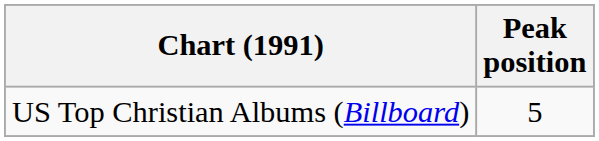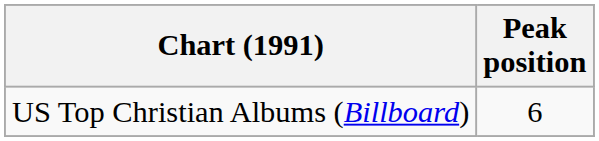(535, 111) 5 -> (535, 111) 6
